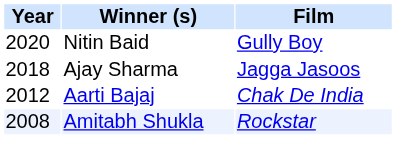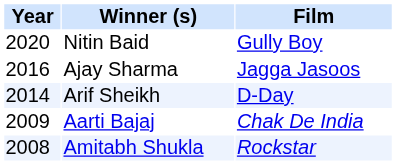(28, 69) 2018 -> (28, 69) 2016
+ row: (112, 95)
(28, 95) 2012 -> (28, 121) 2009
